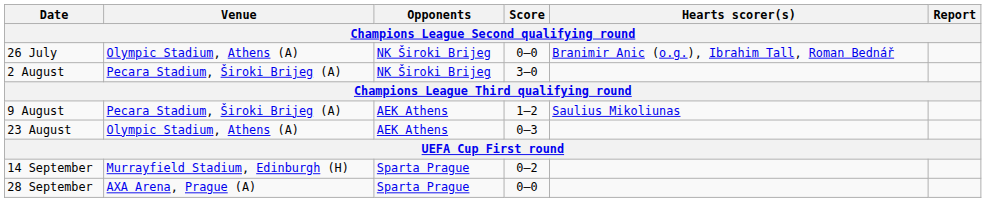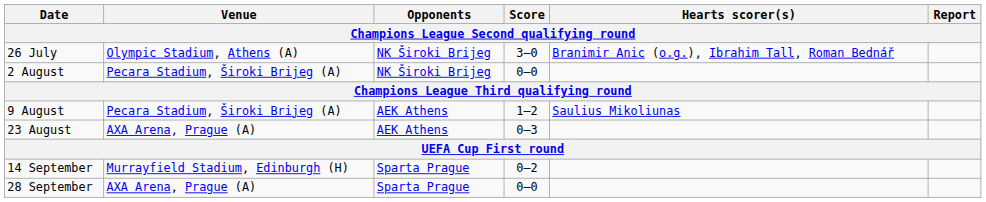(527, 53) 0–0 -> (527, 53) 3–0
(527, 72) 3–0 -> (527, 72) 0–0
(203, 130) Olympic Stadium, Athens (A) -> (181, 130) AXA Arena, Prague (A)
